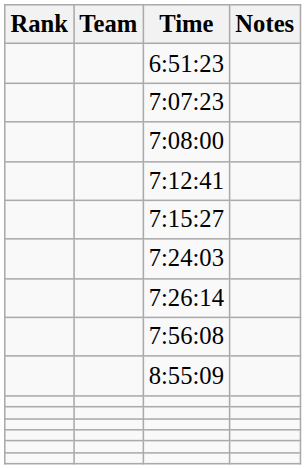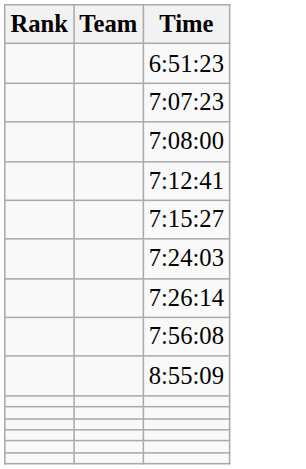- column: (265, 24)
